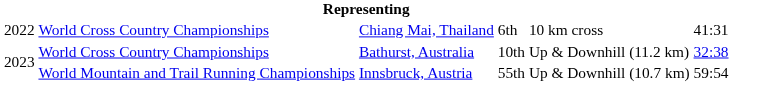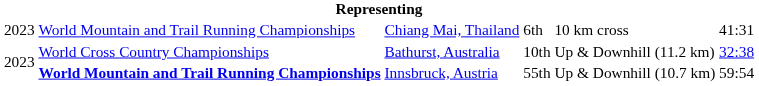(19, 30) 2022 -> (19, 30) 2023
(154, 30) World Cross Country Championships -> (197, 30) World Mountain and Trail Running Championships
(197, 72) normal -> (210, 72) bold
